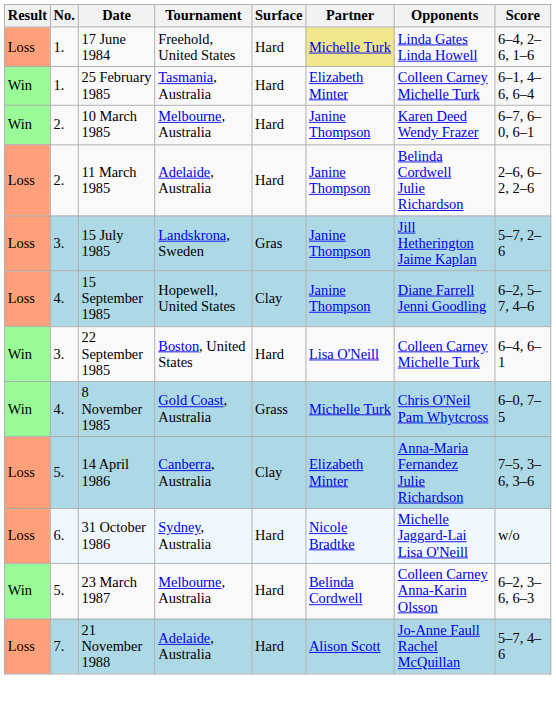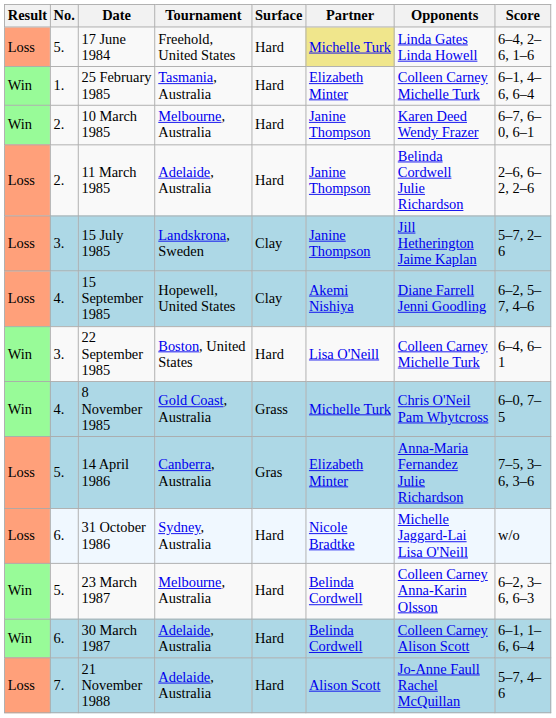(59, 46) 1. -> (59, 46) 5.
(269, 243) Gras -> (269, 243) Clay
(340, 298) Janine Thompson -> (331, 298) Akemi Nishiya
(269, 472) Clay -> (269, 472) Gras
+ row: (109, 638)
